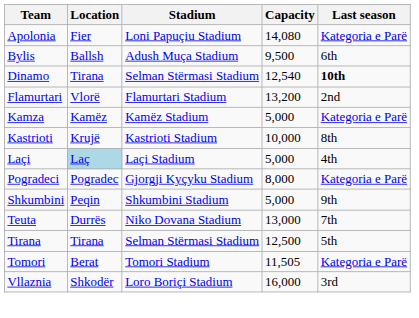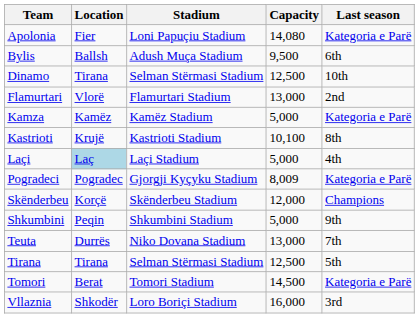(283, 76) 12,540 -> (287, 76) 12,500
(333, 76) bold -> (337, 76) normal
(283, 96) 13,200 -> (287, 96) 13,000
(283, 138) 10,000 -> (287, 138) 10,100
(280, 179) 8,000 -> (284, 179) 8,009
+ row: (38, 199)
(283, 261) 11,505 -> (287, 281) 14,500
